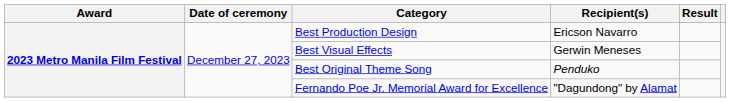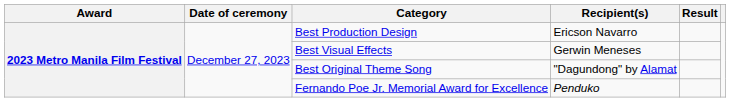(576, 69) Penduko -> (615, 69) "Dagundong" by Alamat
(615, 87) "Dagundong" by Alamat -> (576, 87) Penduko
